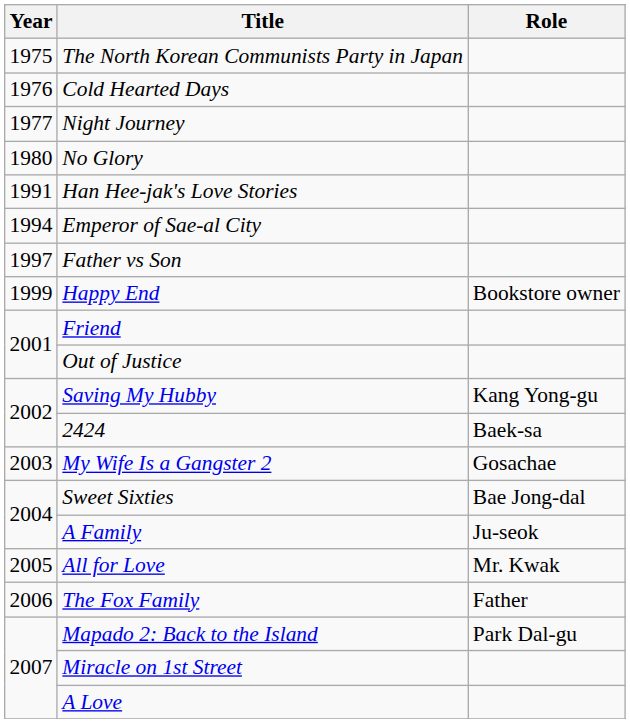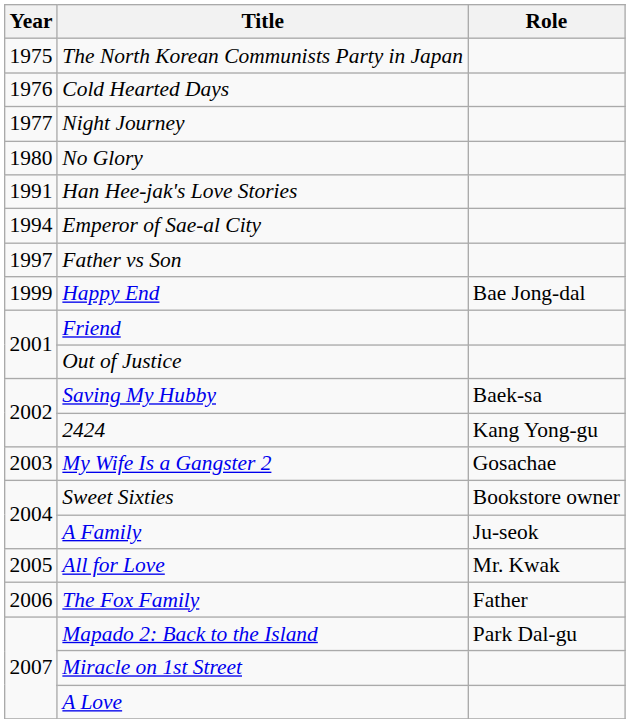(546, 293) Bookstore owner -> (529, 293) Bae Jong-dal
(535, 395) Kang Yong-gu -> (507, 395) Baek-sa
(507, 429) Baek-sa -> (535, 429) Kang Yong-gu
(529, 497) Bae Jong-dal -> (546, 497) Bookstore owner
